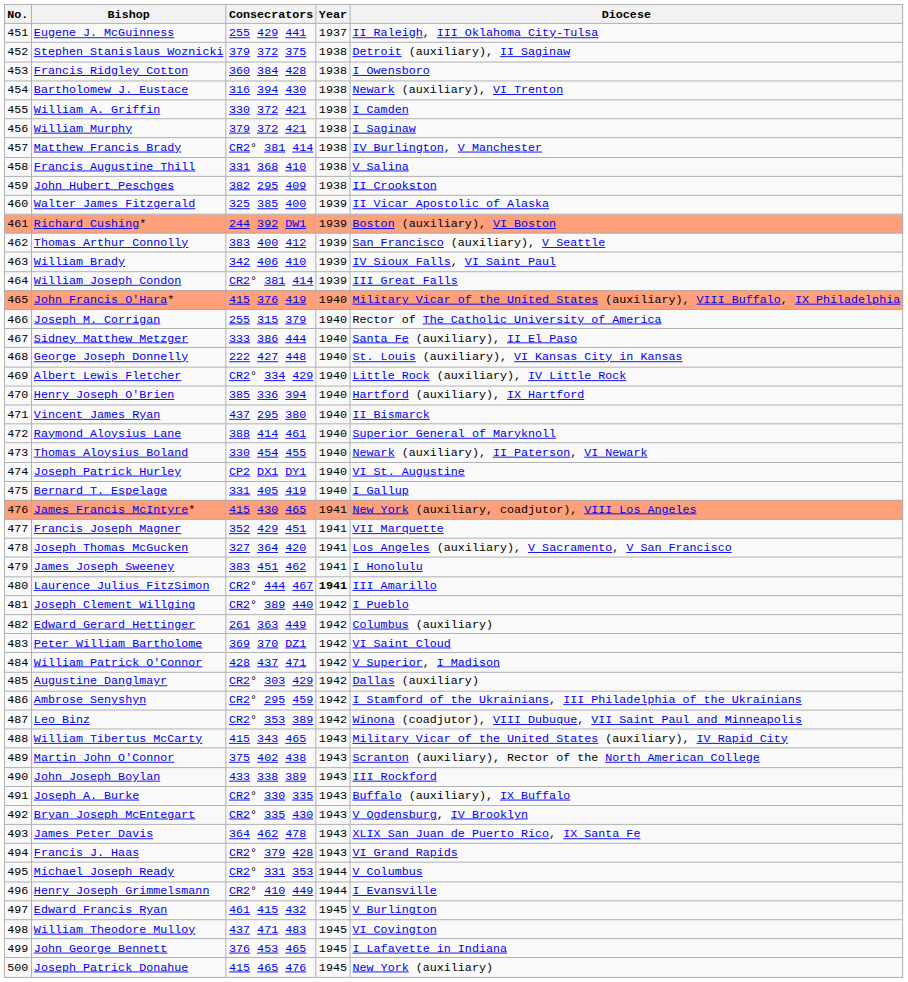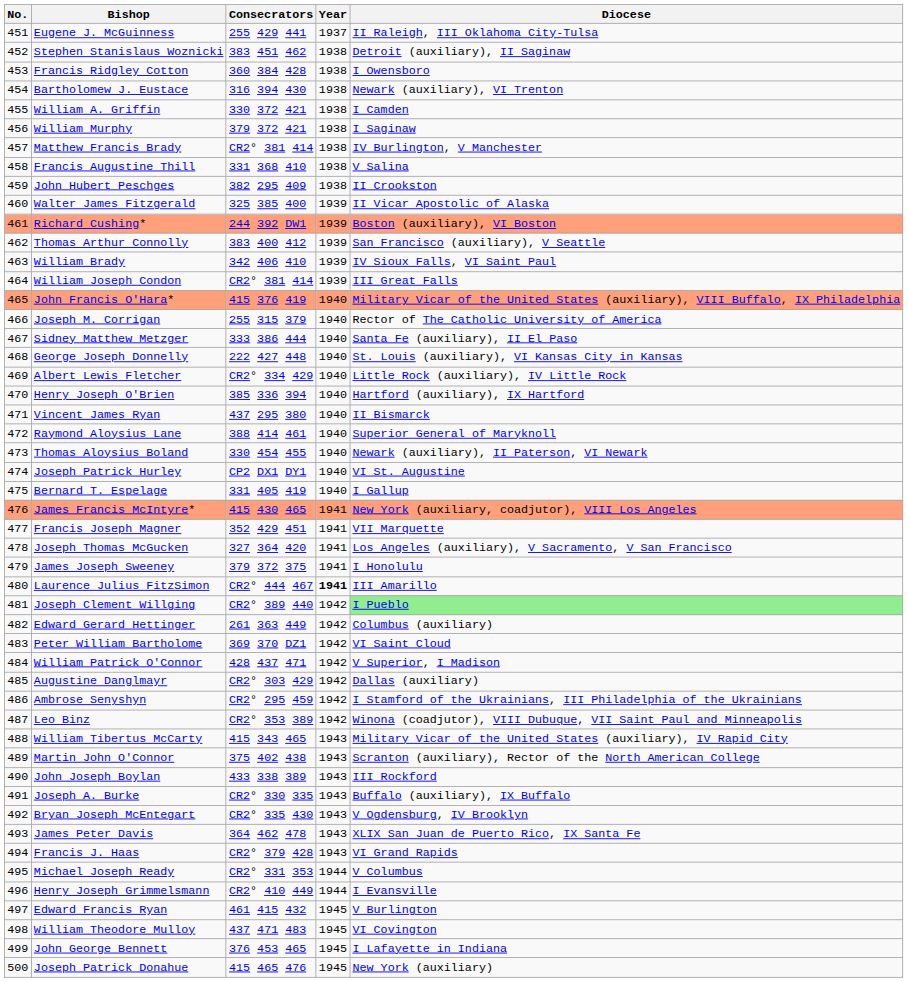(268, 52) 379 372 375 -> (268, 52) 383 451 462
(268, 567) 383 451 462 -> (268, 567) 379 372 375
(381, 605) no background -> (381, 605) lightgreen background
